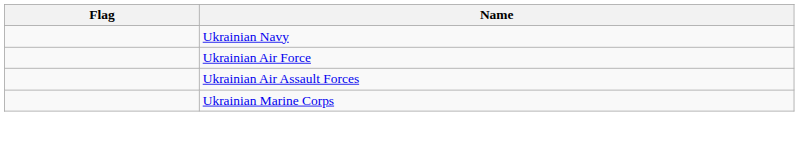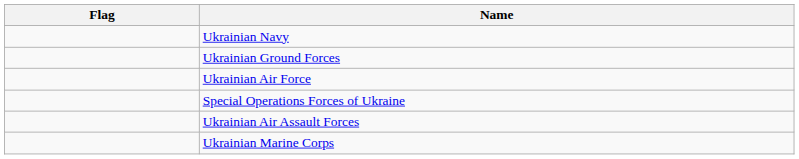+ row: (271, 57)
+ row: (304, 100)
